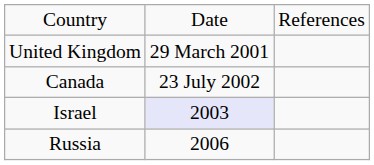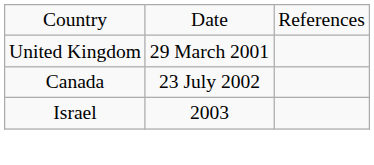(209, 112) lavender background -> (209, 112) no background
- row: (75, 143)
